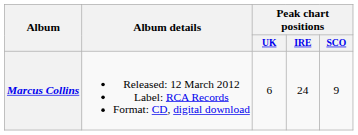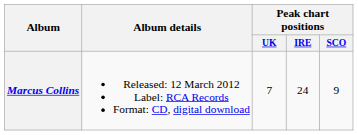(269, 90) 6 -> (269, 90) 7
